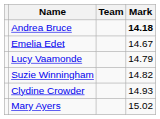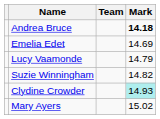(141, 43) 14.67 -> (141, 43) 14.69
(141, 91) no background -> (141, 91) paleturquoise background
